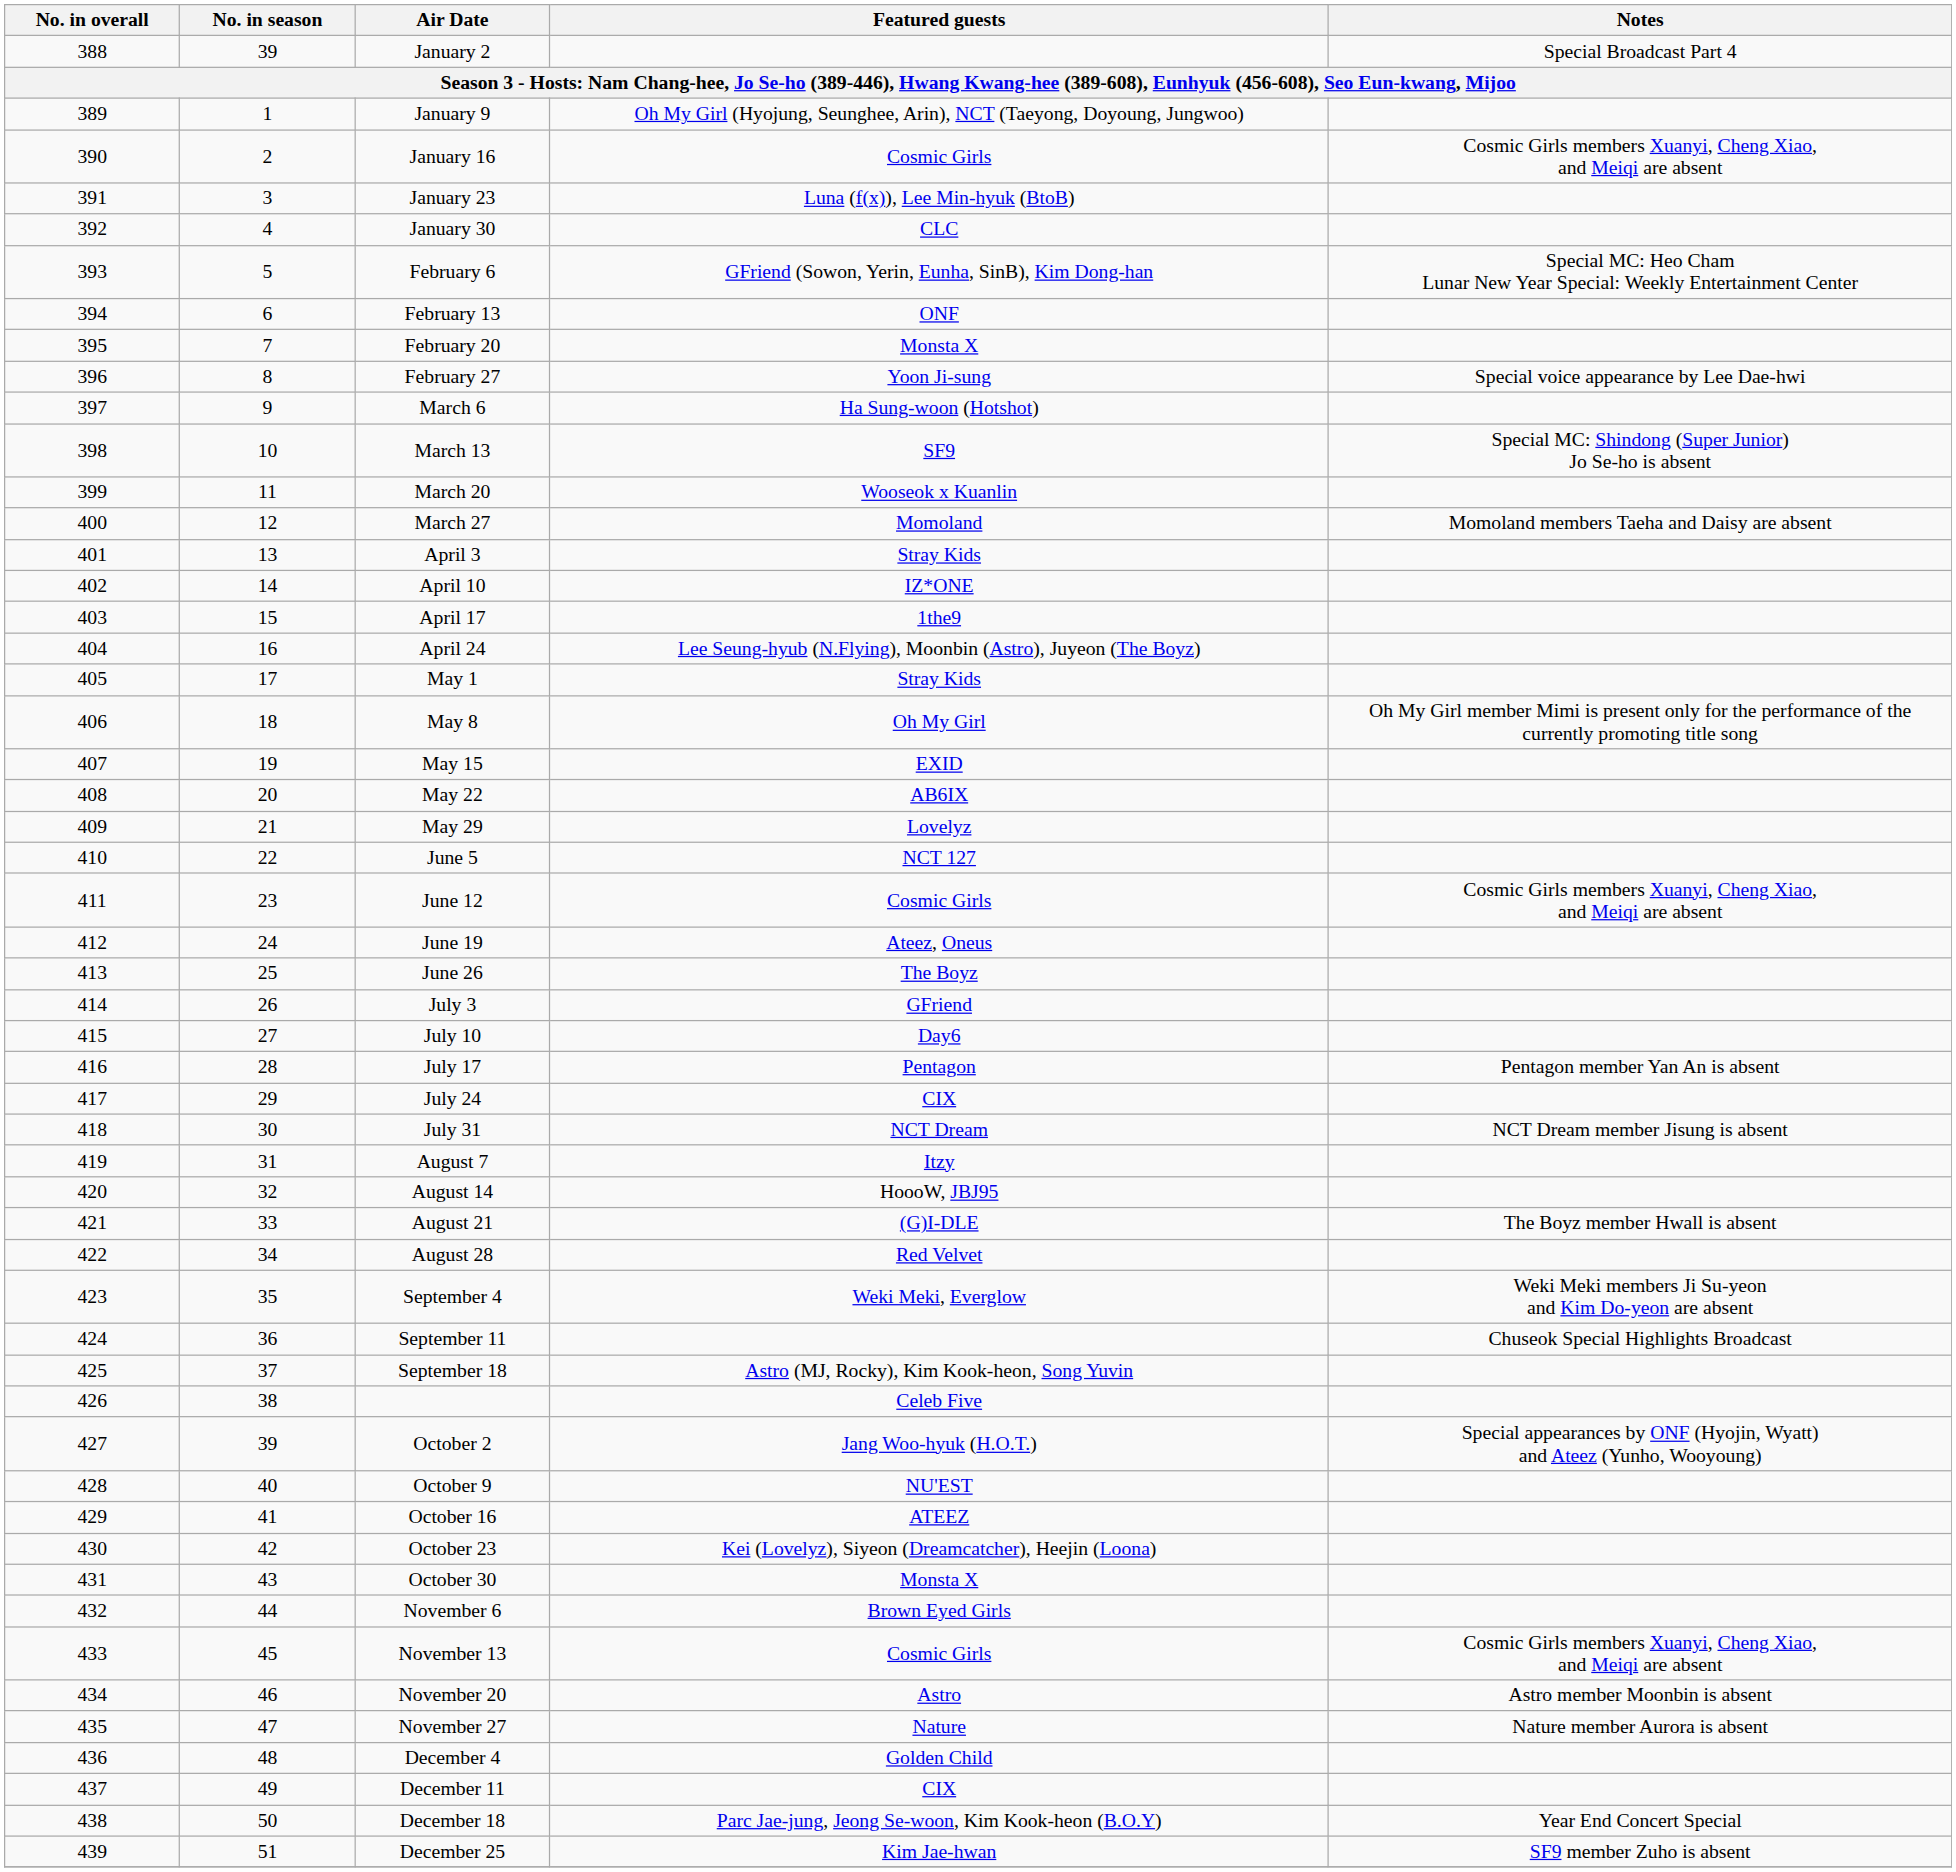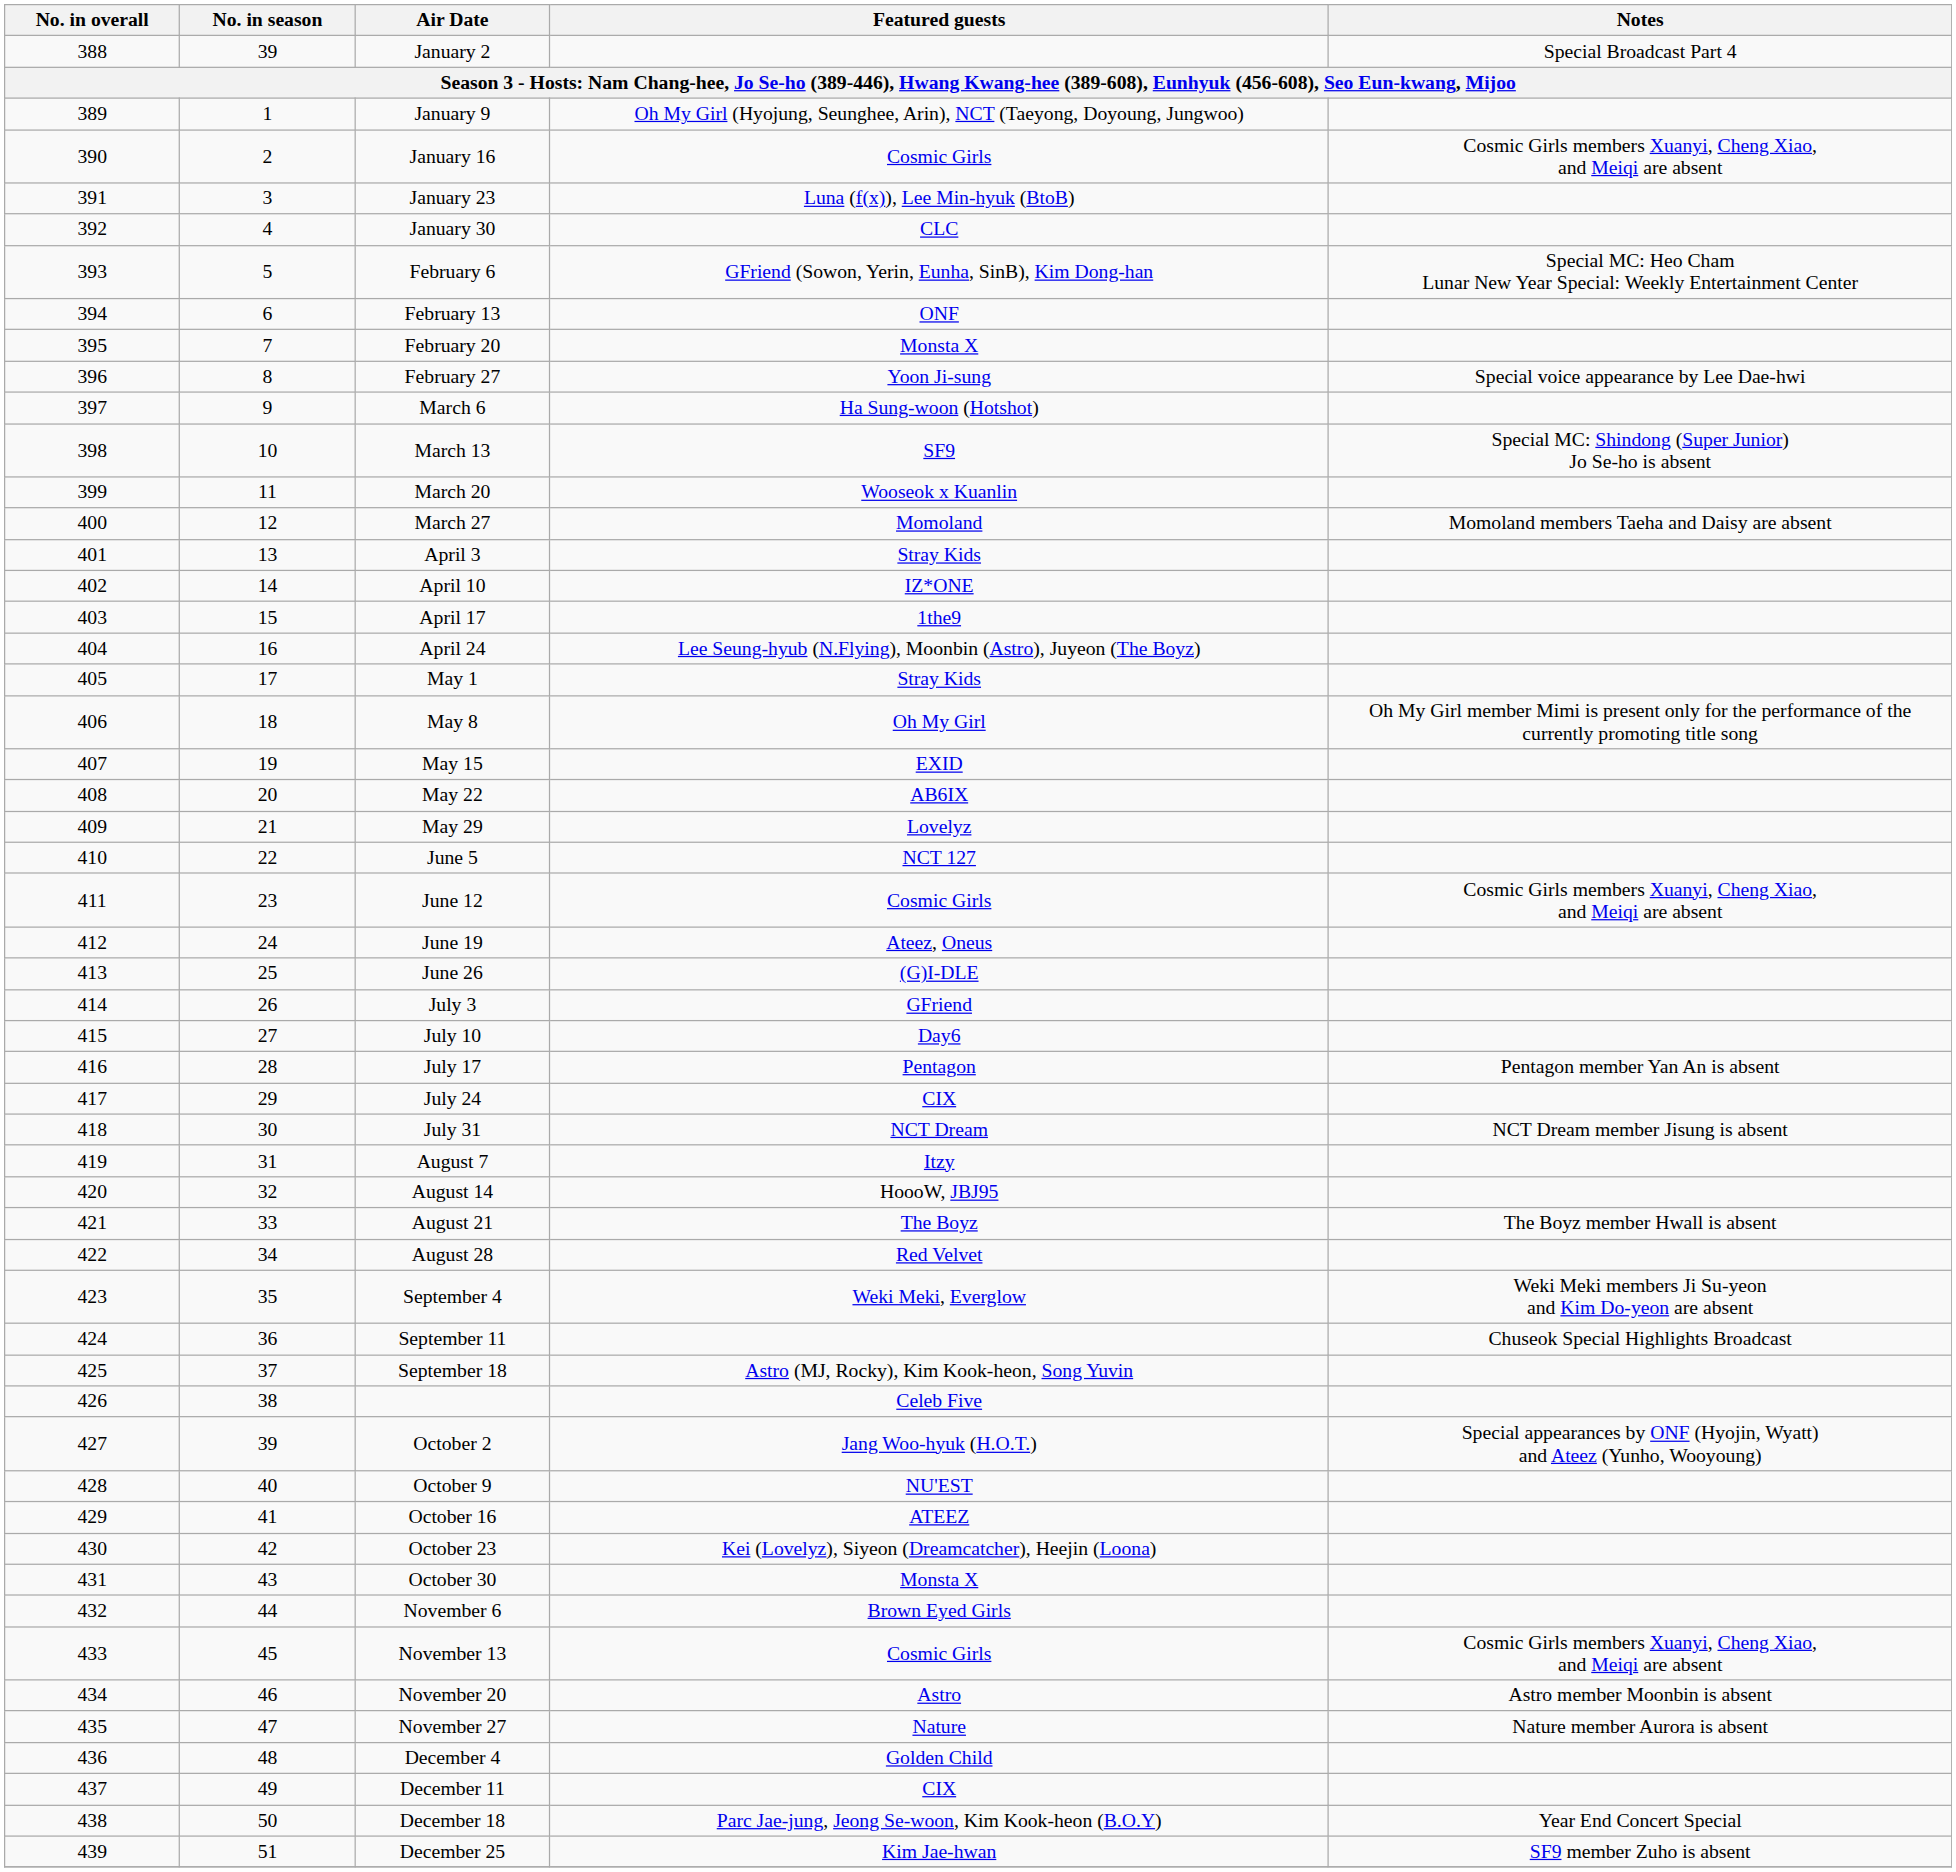(939, 973) The Boyz -> (939, 973) (G)I-DLE
(939, 1223) (G)I-DLE -> (939, 1223) The Boyz
